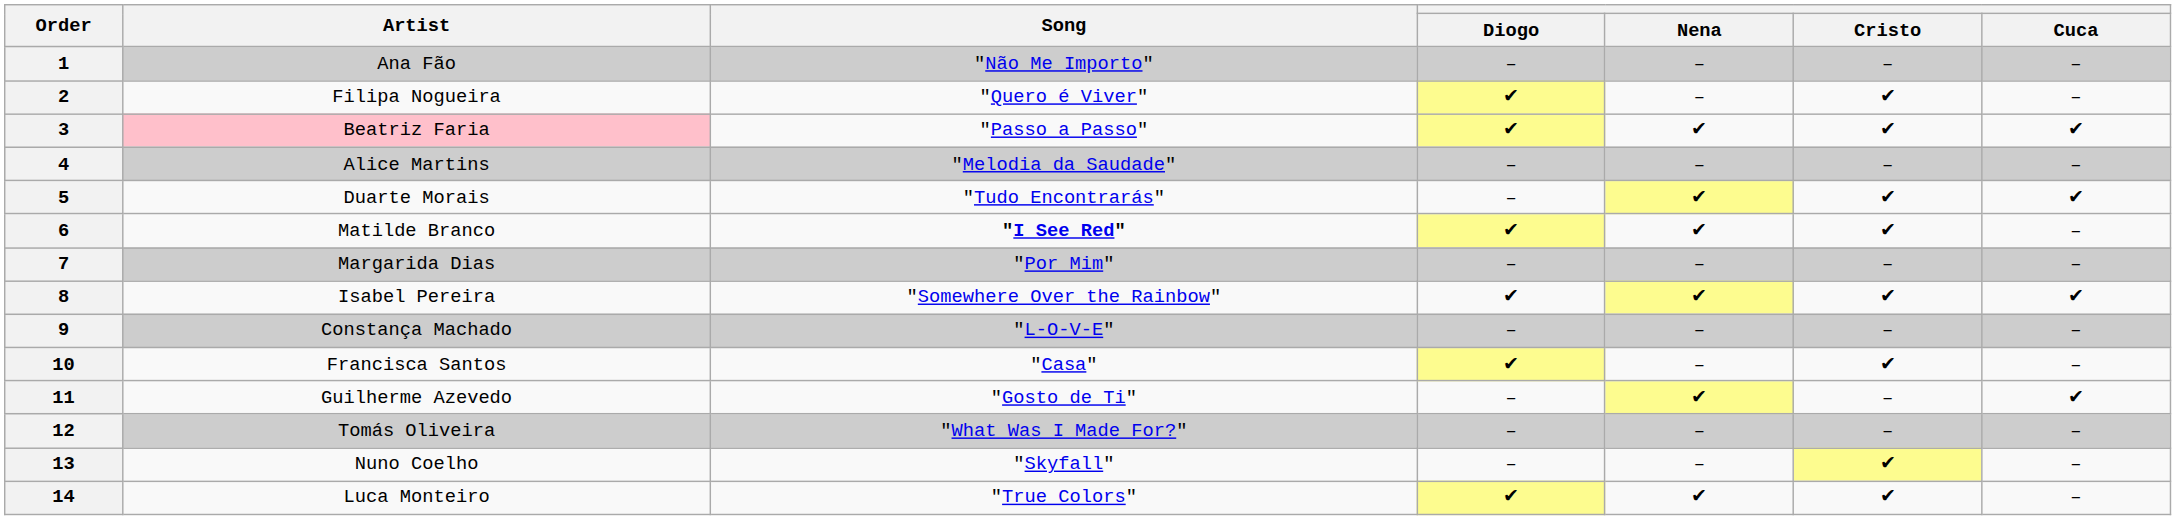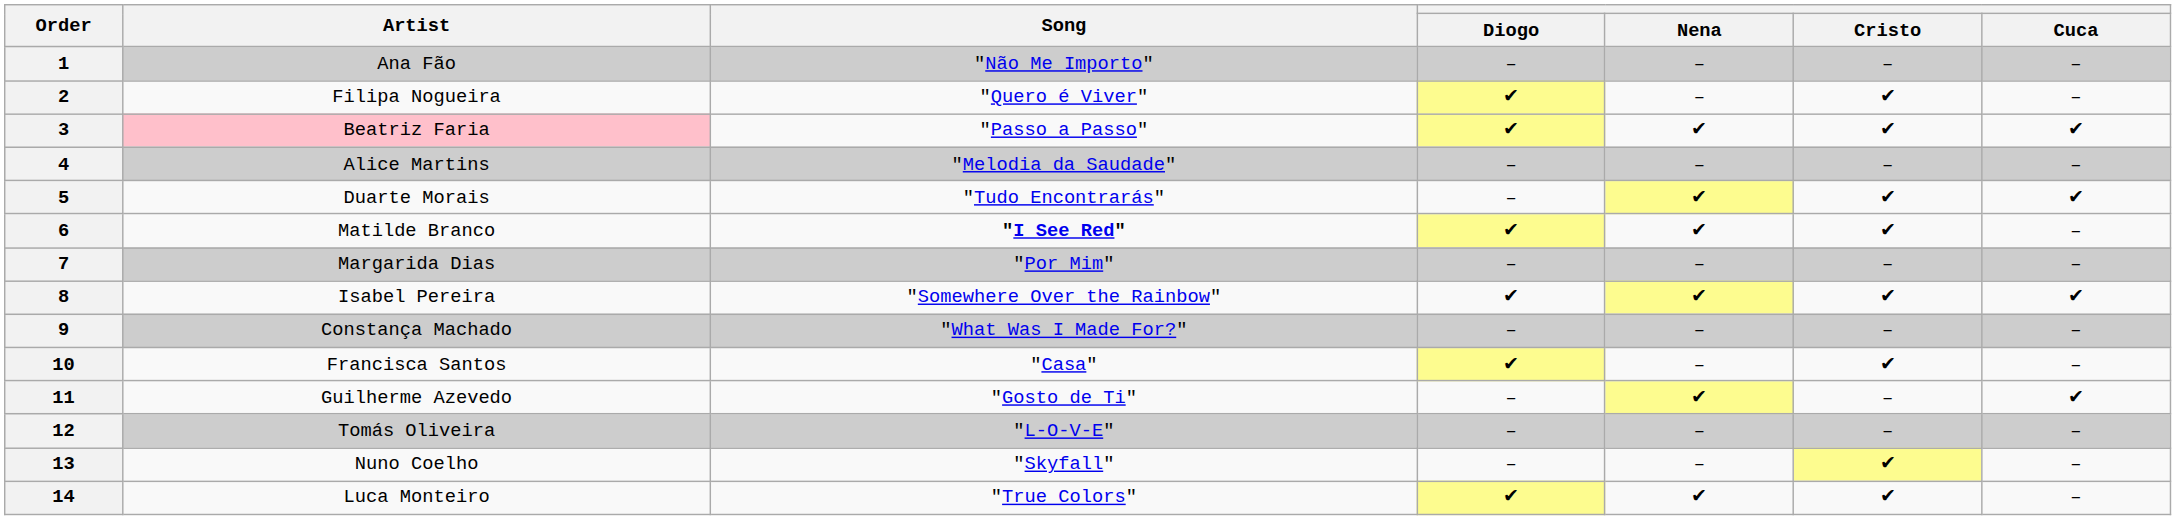(1064, 331) "L-O-V-E" -> (1064, 331) "What Was I Made For?"
(1064, 431) "What Was I Made For?" -> (1064, 431) "L-O-V-E"
